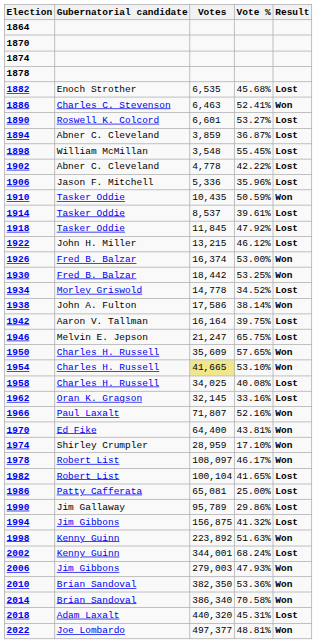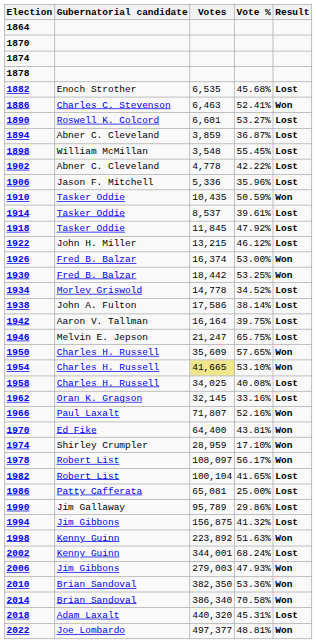(284, 306) Won -> (287, 306) Lost
(254, 461) 46.17% -> (254, 461) 56.17%
